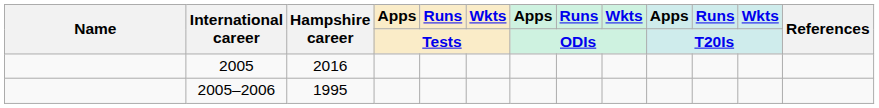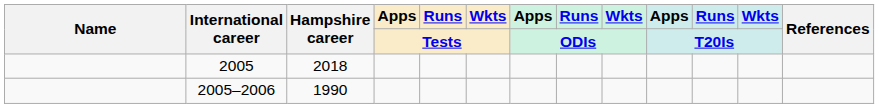(330, 66) 2016 -> (330, 66) 2018
(330, 90) 1995 -> (330, 90) 1990
